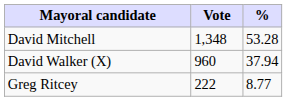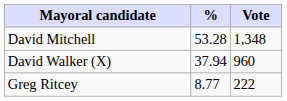columns swapped: (217, 15) <-> (262, 15)
